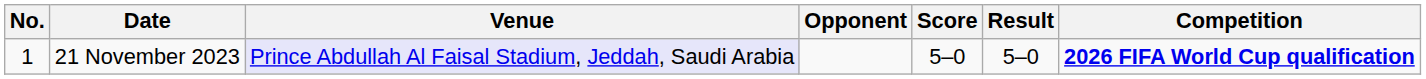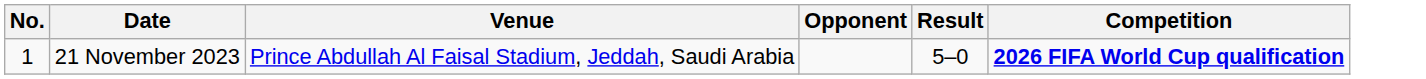- column: (947, 21)
(522, 56) lavender background -> (522, 56) no background
